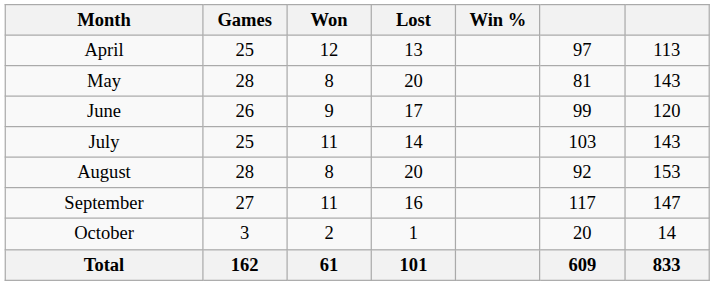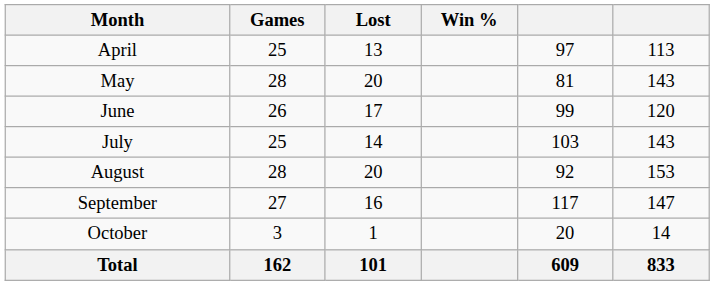- column: (329, 19)
